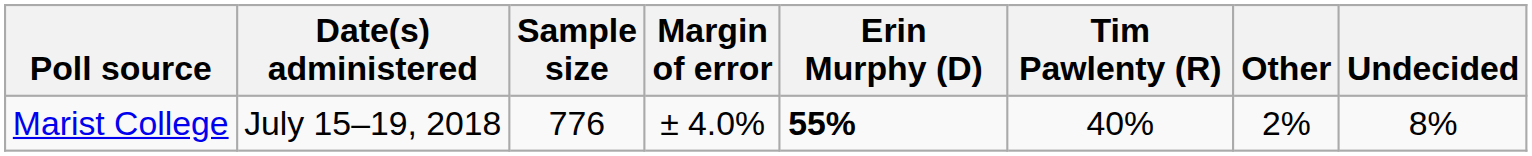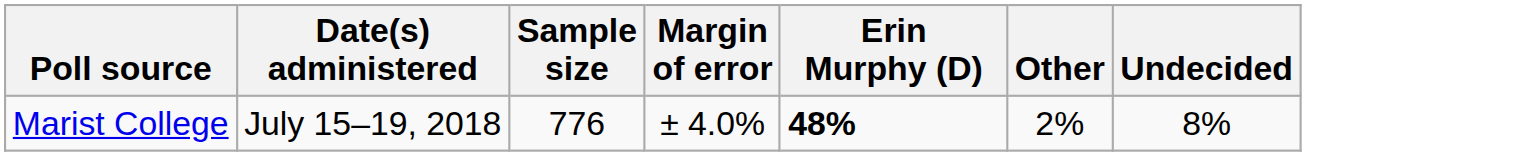- column: (1120, 50)
(822, 122) 55% -> (822, 122) 48%
